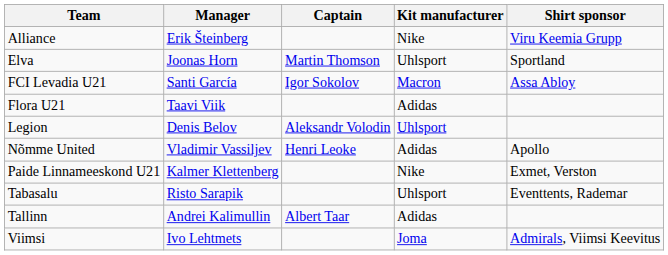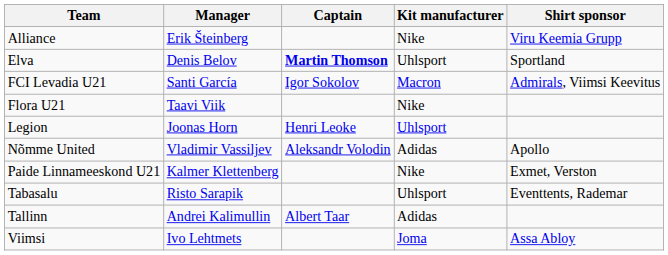(202, 60) Joonas Horn -> (202, 60) Denis Belov
(333, 60) normal -> (336, 60) bold
(543, 82) Assa Abloy -> (585, 82) Admirals, Viimsi Keevitus
(417, 104) Adidas -> (411, 104) Nike
(202, 127) Denis Belov -> (202, 127) Joonas Horn
(338, 127) Aleksandr Volodin -> (320, 127) Henri Leoke
(320, 149) Henri Leoke -> (338, 149) Aleksandr Volodin
(585, 238) Admirals, Viimsi Keevitus -> (543, 238) Assa Abloy
